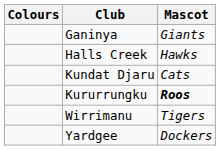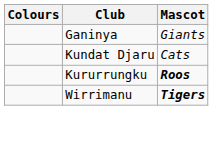- row: (106, 55)
(183, 115) normal -> (183, 95) bold
- row: (91, 135)
